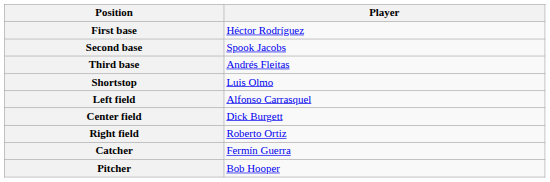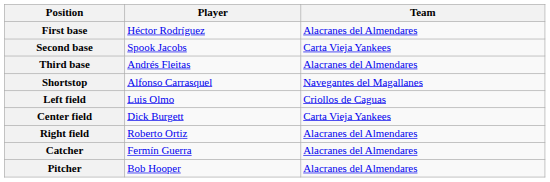+ column: (423, 13)
(250, 82) Luis Olmo -> (170, 82) Alfonso Carrasquel
(269, 99) Alfonso Carrasquel -> (151, 99) Luis Olmo
